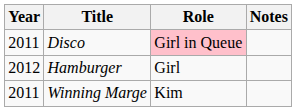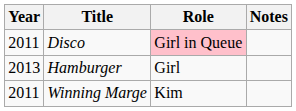(24, 67) 2012 -> (24, 67) 2013
